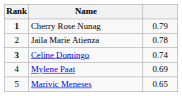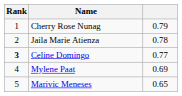(17, 26) bold -> (17, 26) normal
(160, 55) 0.74 -> (160, 55) 0.77
